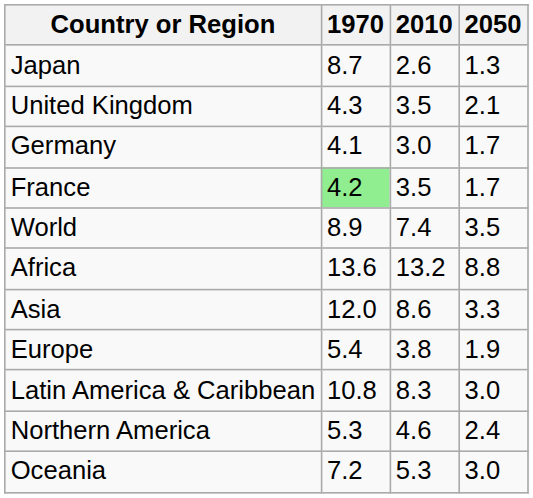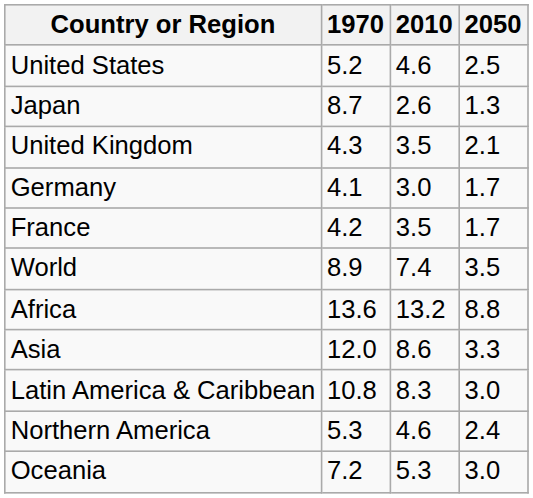+ row: (88, 65)
(345, 187) lightgreen background -> (345, 227) no background
- row: (52, 349)
